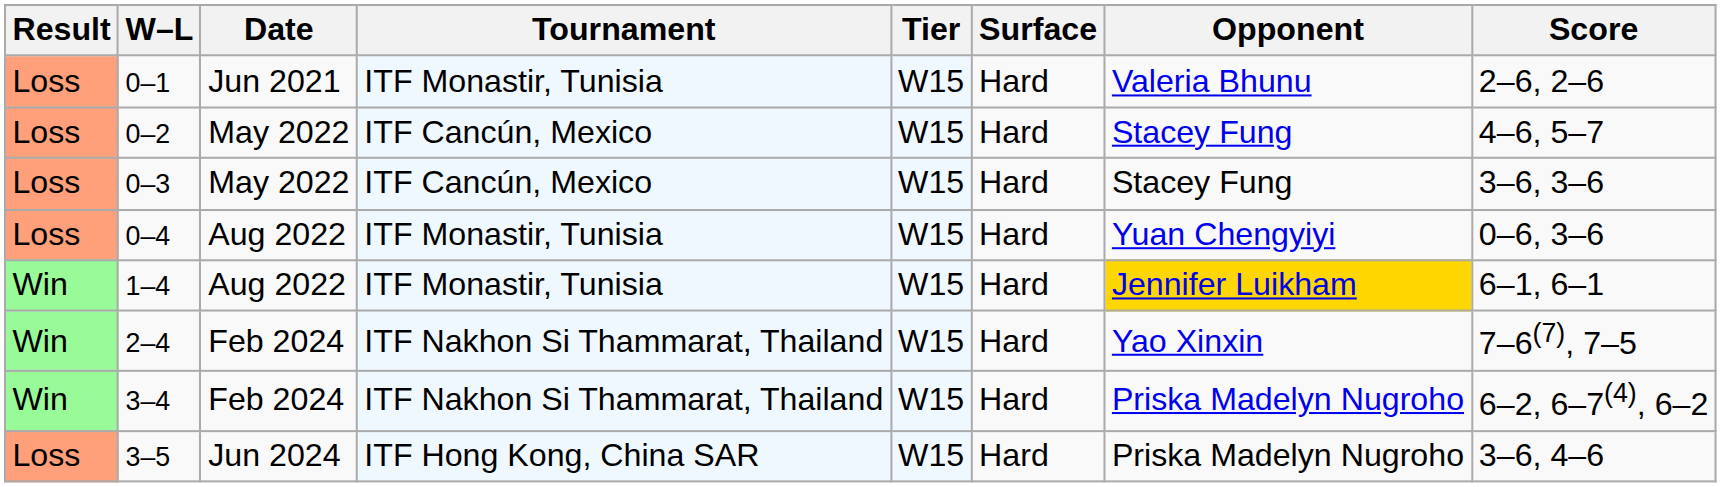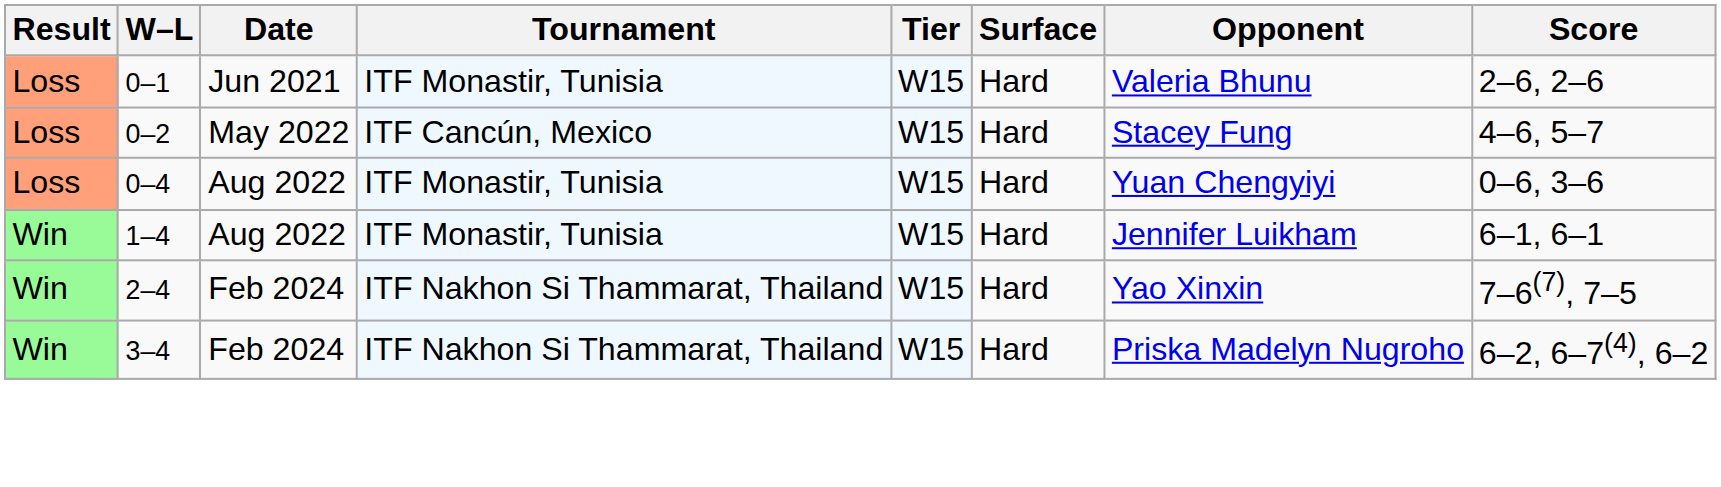- row: (148, 185)
(1234, 285) gold background -> (1234, 234) no background
- row: (148, 457)
